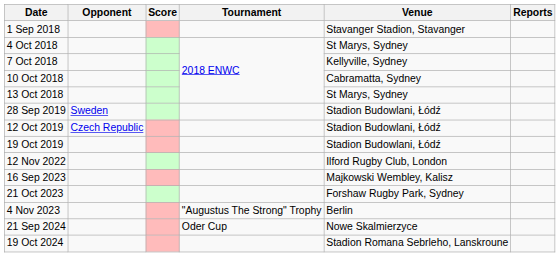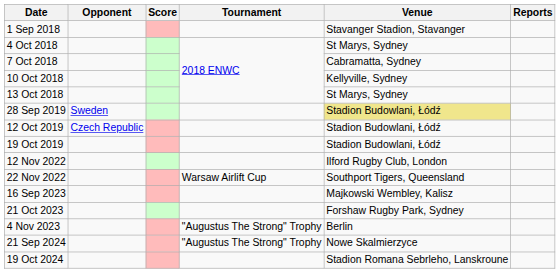(367, 62) Kellyville, Sydney -> (374, 62) Cabramatta, Sydney
(374, 78) Cabramatta, Sydney -> (367, 78) Kellyville, Sydney
(383, 111) no background -> (383, 111) khaki background
+ row: (36, 177)
(204, 227) Oder Cup -> (252, 243) "Augustus The Strong" Trophy
